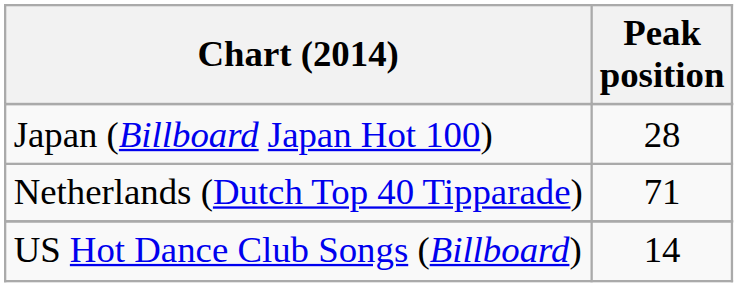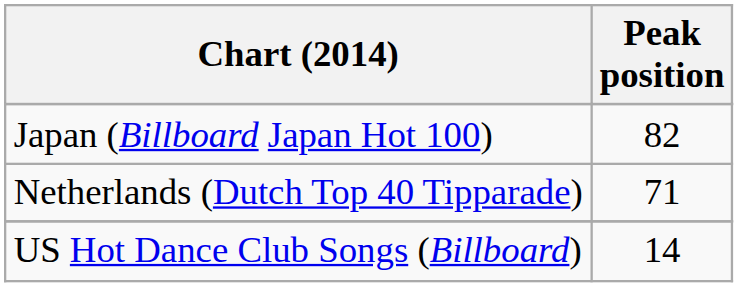(662, 133) 28 -> (662, 133) 82
